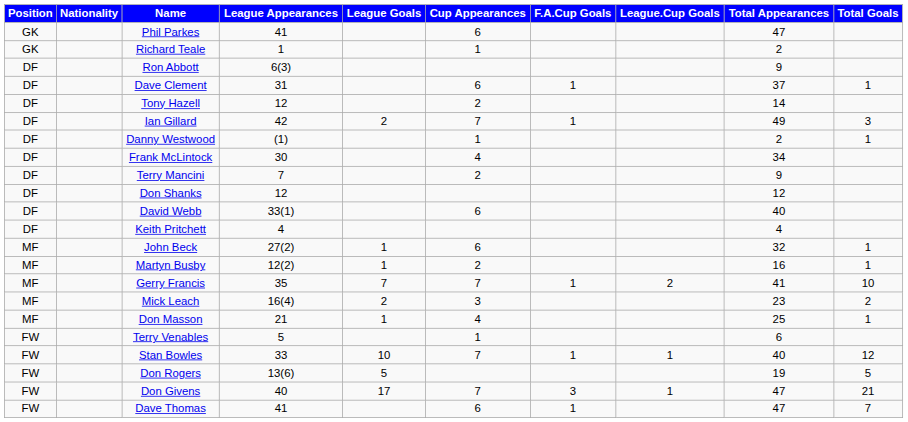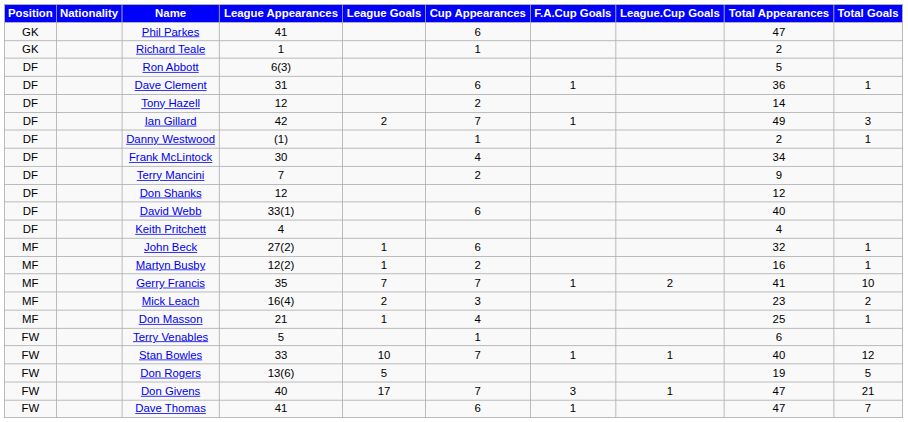(779, 68) 9 -> (779, 68) 5
(779, 86) 37 -> (779, 86) 36
